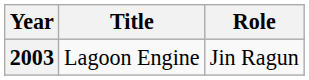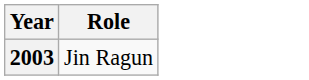- column: (132, 22)
